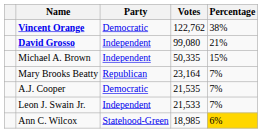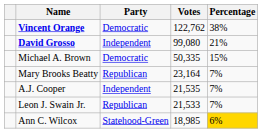(127, 58) Independent -> (125, 58) Democratic
(125, 89) Democratic -> (127, 89) Independent
(127, 105) Independent -> (125, 105) Republican
